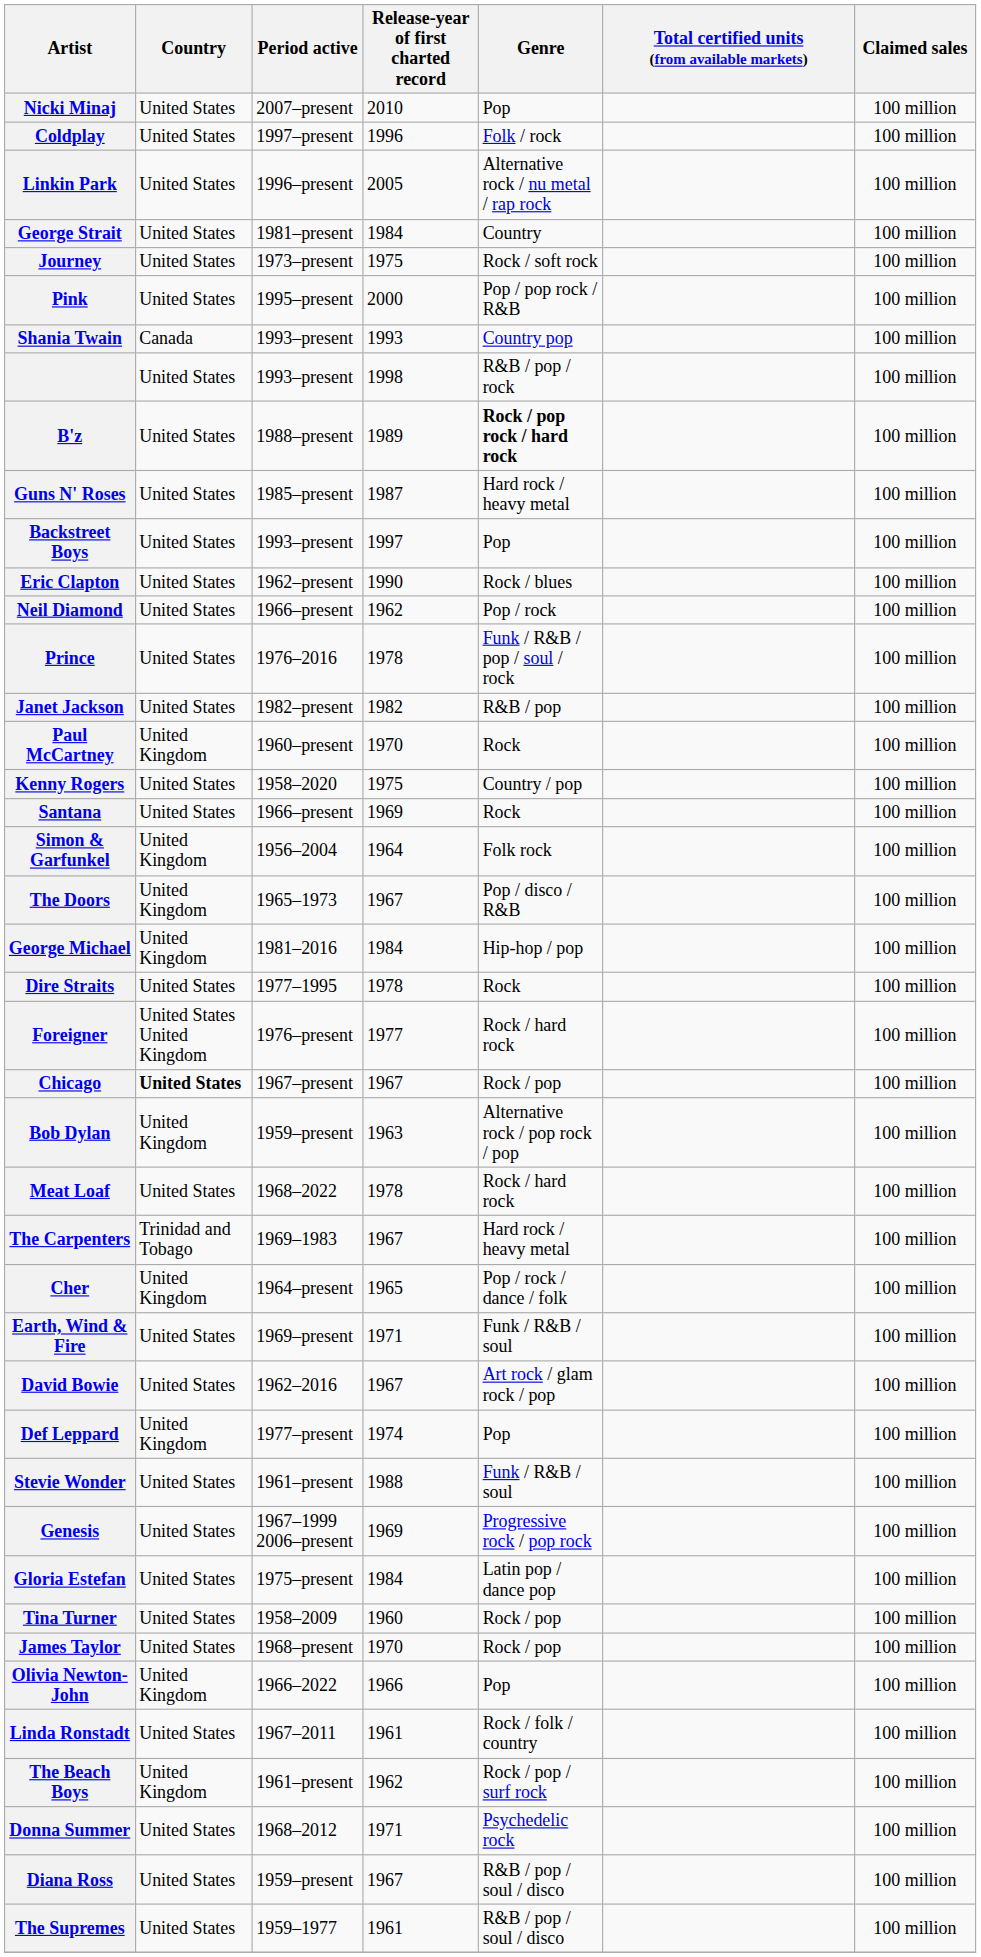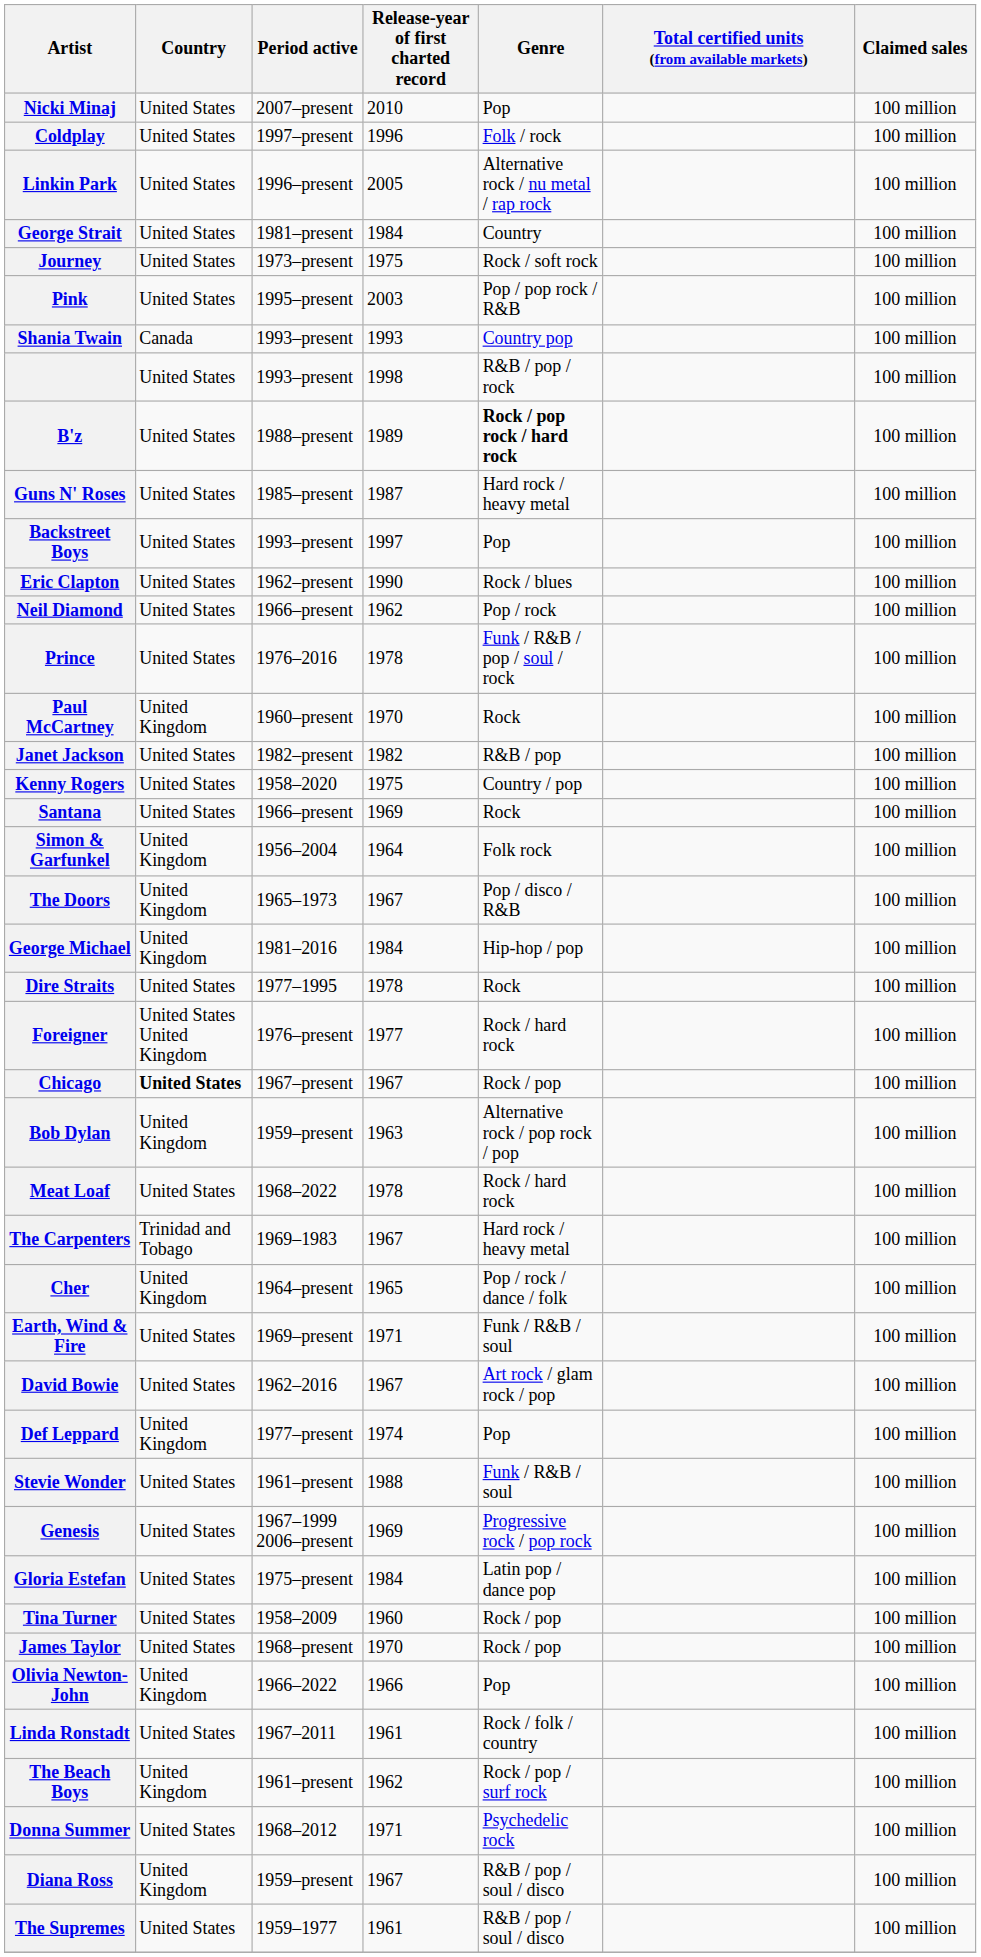(385, 300) 2000 -> (385, 300) 2003
rows swapped: (70, 745) <-> (70, 707)
(187, 1879) United States -> (173, 1879) United Kingdom
